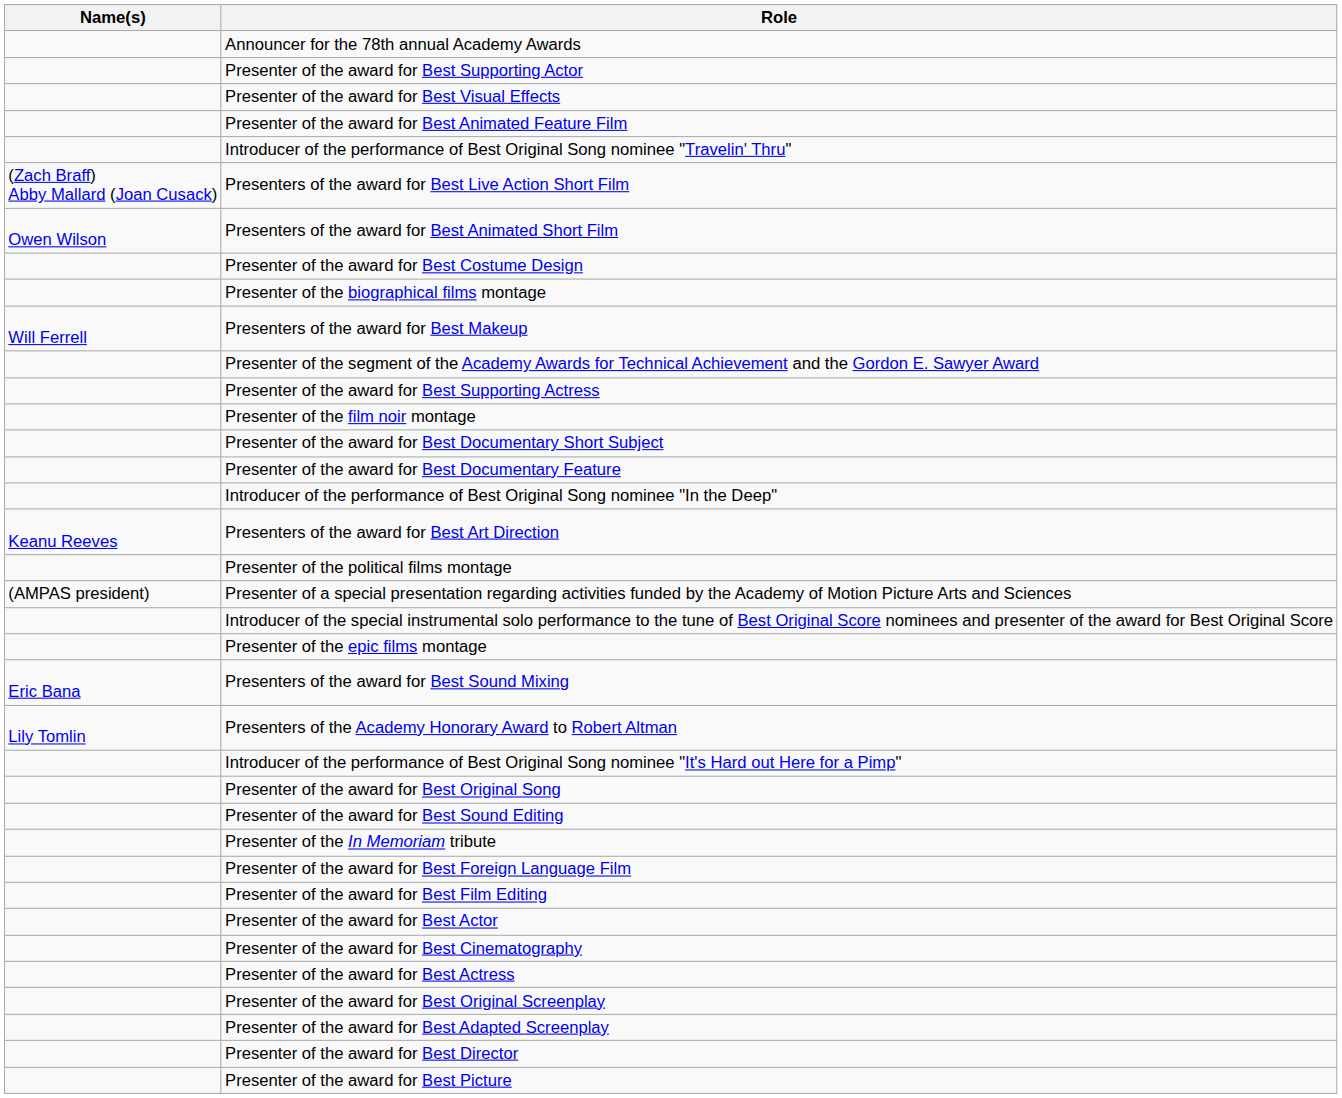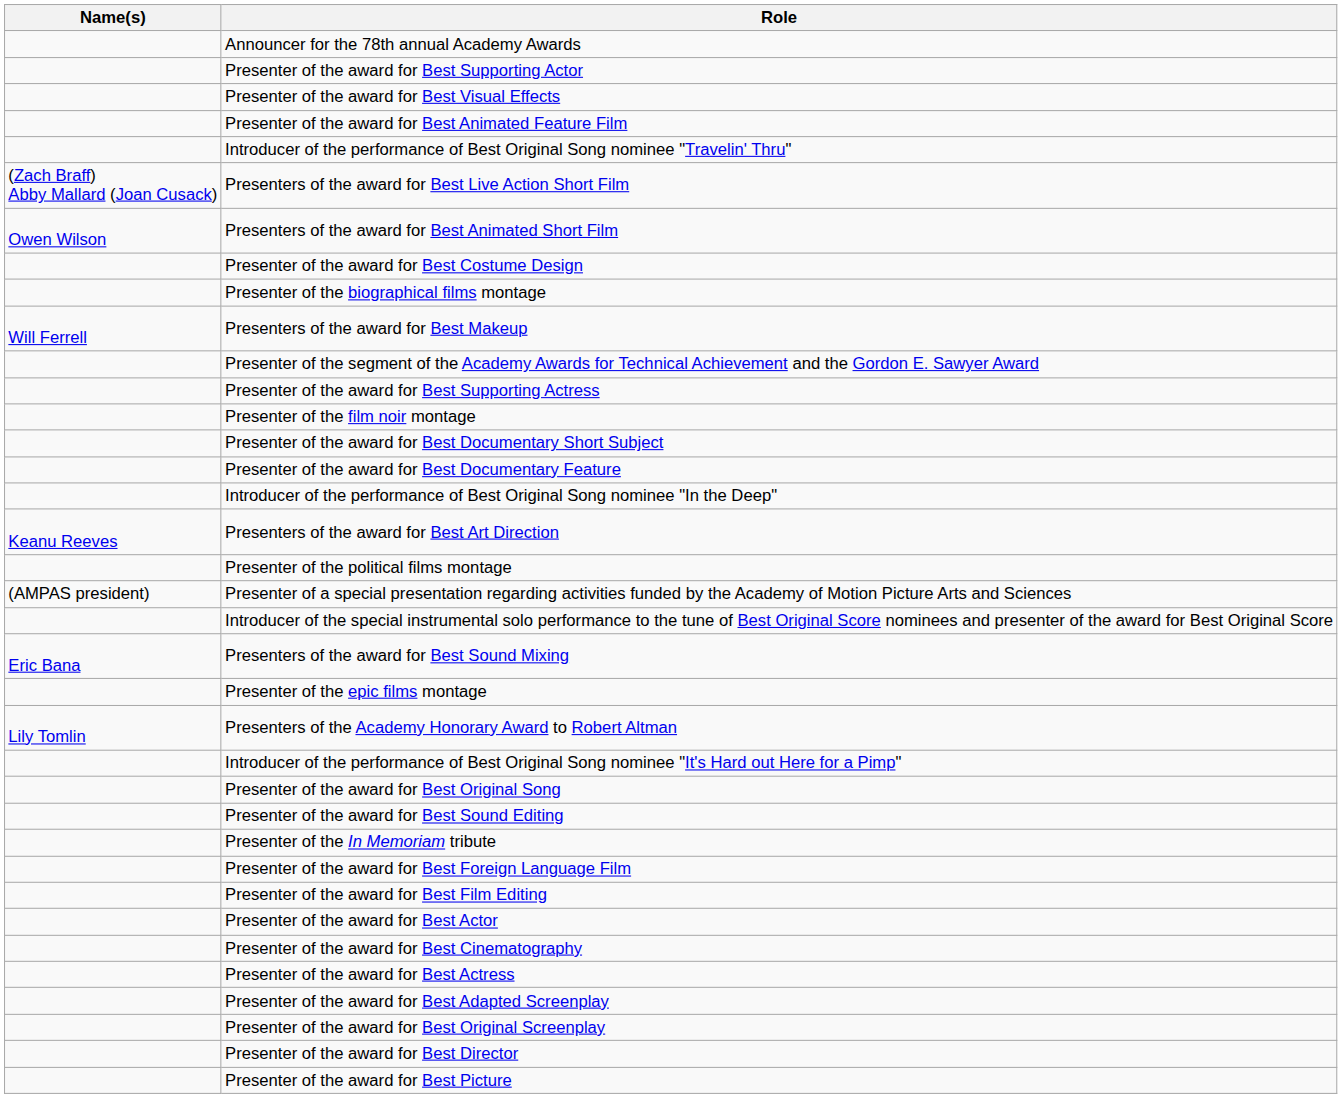rows swapped: (356, 646) <-> (397, 682)
rows swapped: (417, 1027) <-> (415, 1000)
